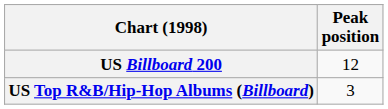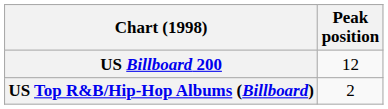(350, 90) 3 -> (350, 90) 2
